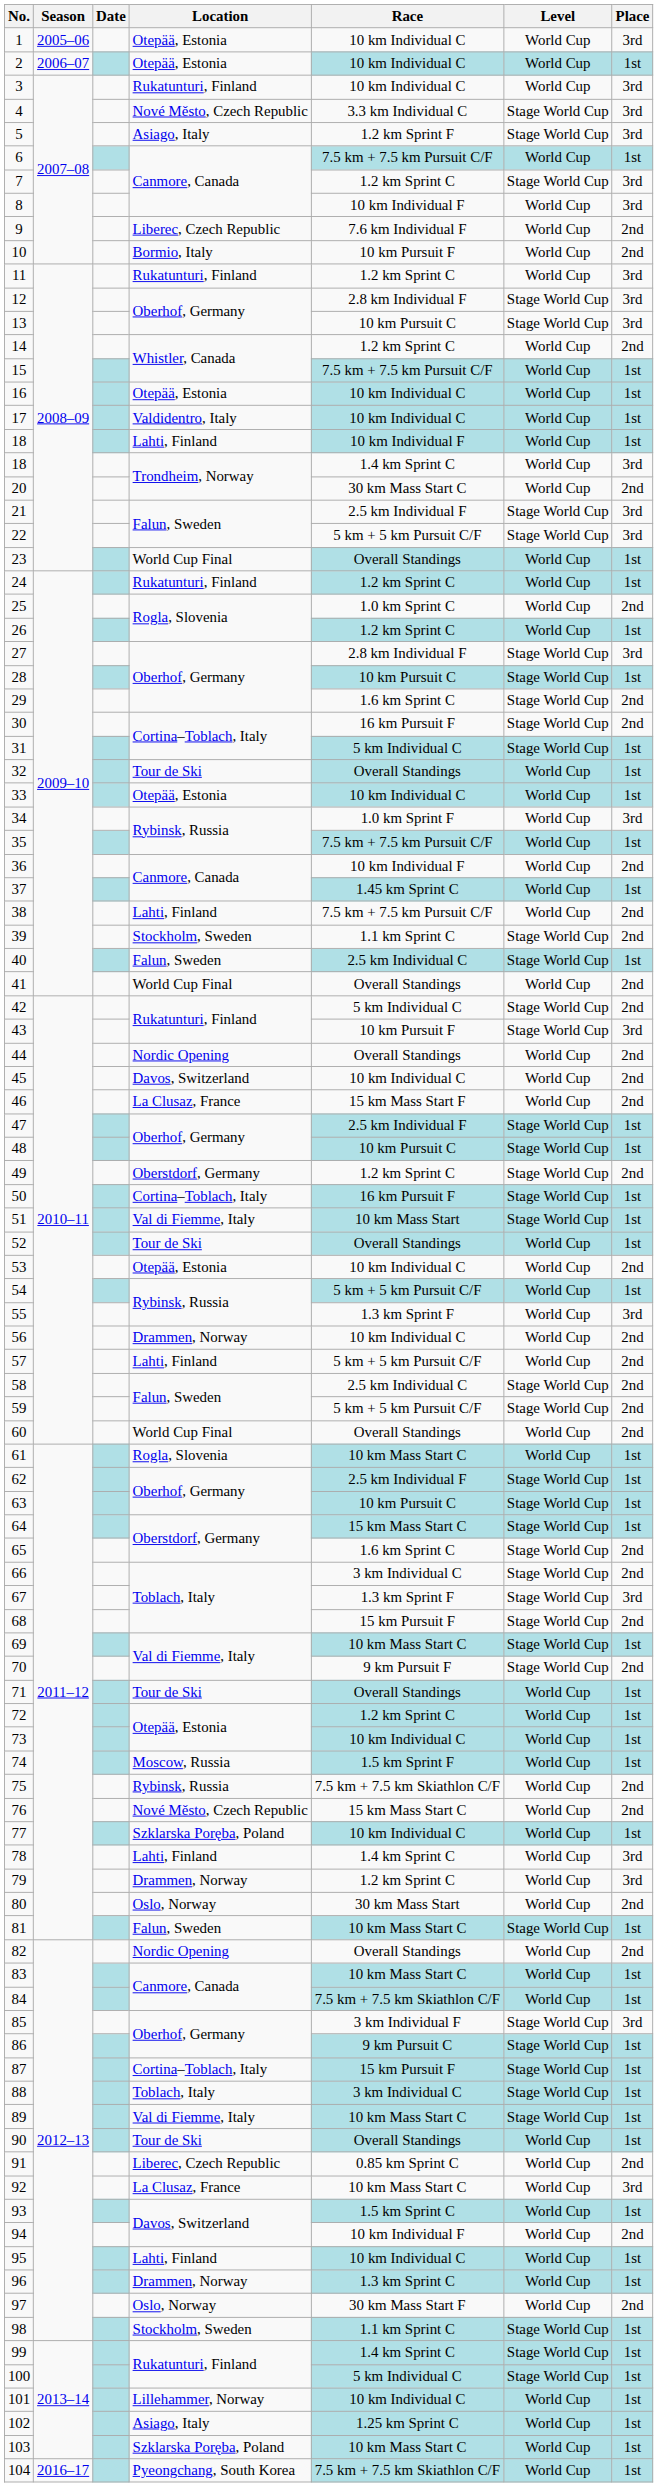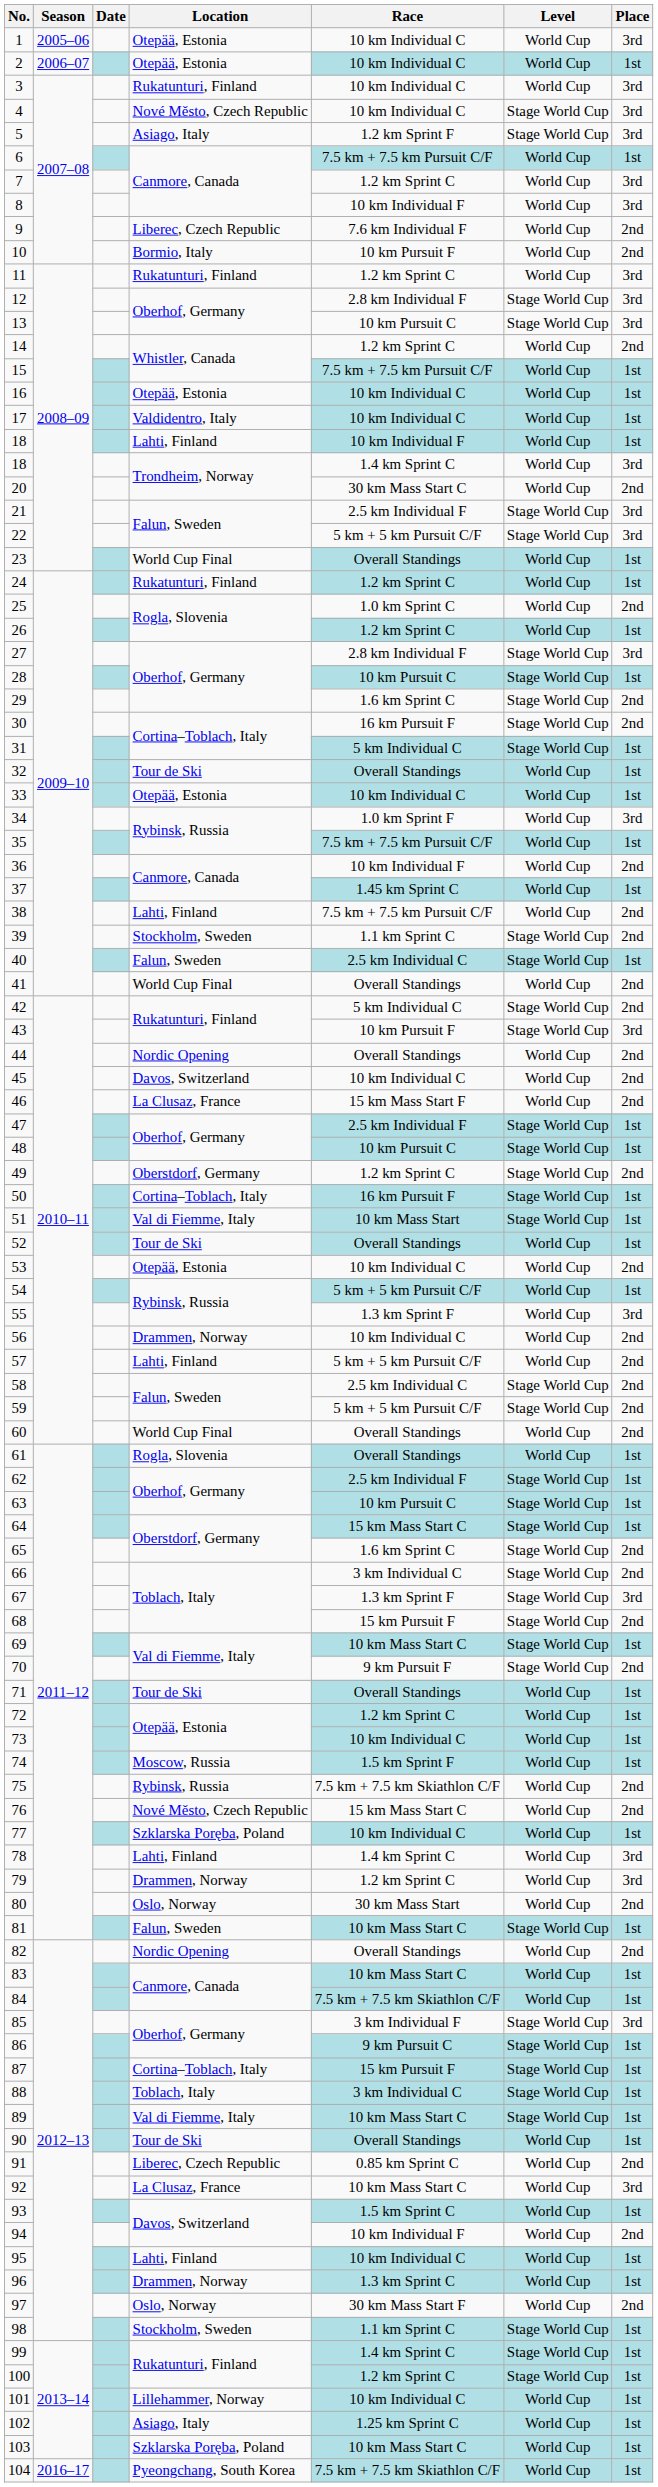(407, 110) 3.3 km Individual C -> (407, 110) 10 km Individual C
(558, 181) Stage World Cup -> (558, 181) World Cup
(407, 1455) 10 km Mass Start C -> (407, 1455) Overall Standings
(407, 2376) 5 km Individual C -> (407, 2376) 1.2 km Sprint C
